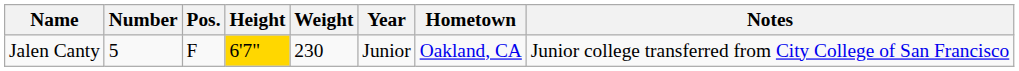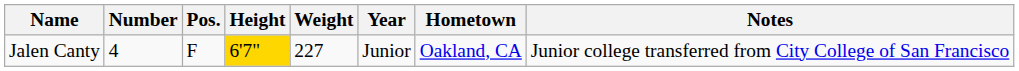(114, 50) 5 -> (114, 50) 4
(309, 50) 230 -> (309, 50) 227
